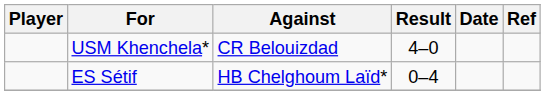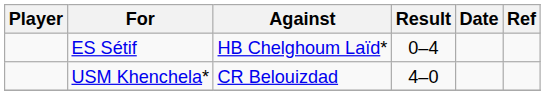rows swapped: (104, 76) <-> (140, 48)
